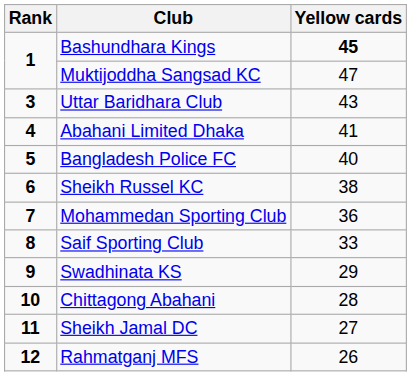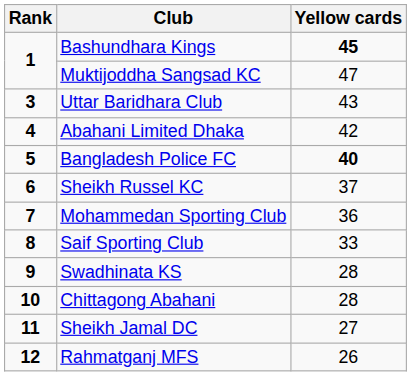(348, 131) 41 -> (348, 131) 42
(348, 159) normal -> (348, 159) bold
(348, 187) 38 -> (348, 187) 37
(348, 272) 29 -> (348, 272) 28
